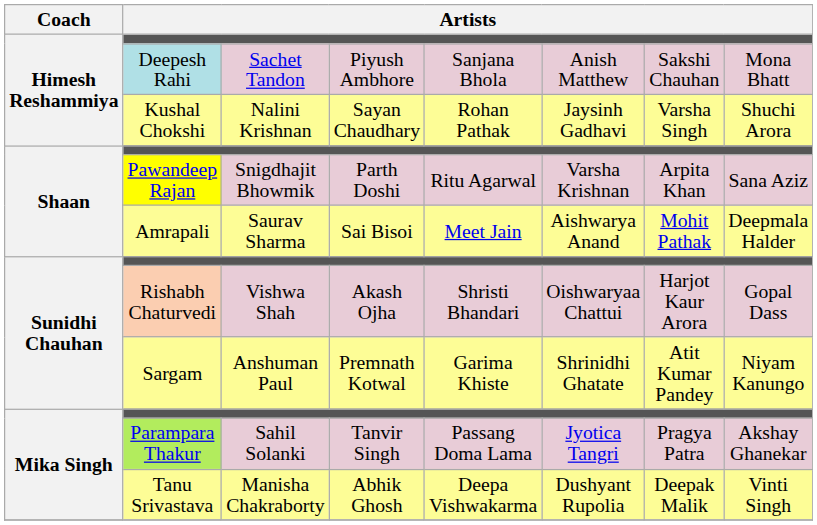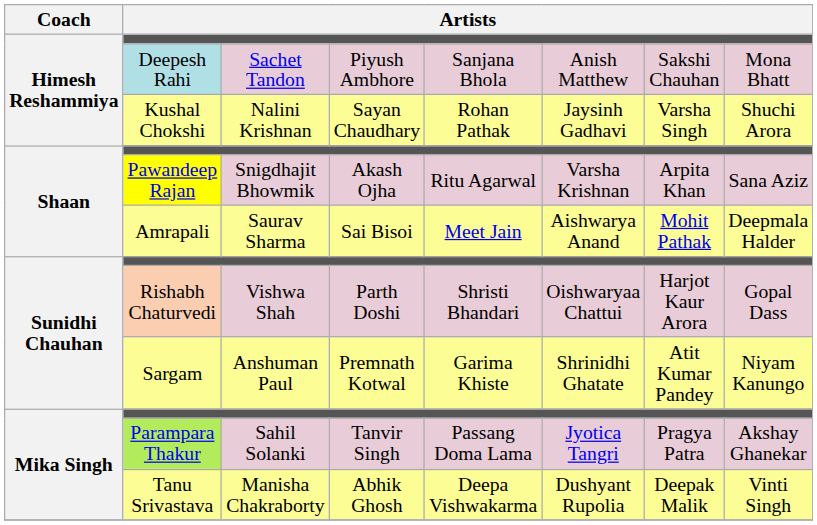(377, 180) Parth Doshi -> (377, 180) Akash Ojha
(377, 301) Akash Ojha -> (377, 301) Parth Doshi
